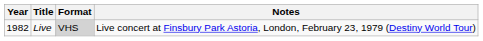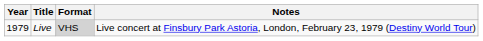(18, 28) 1982 -> (18, 28) 1979
